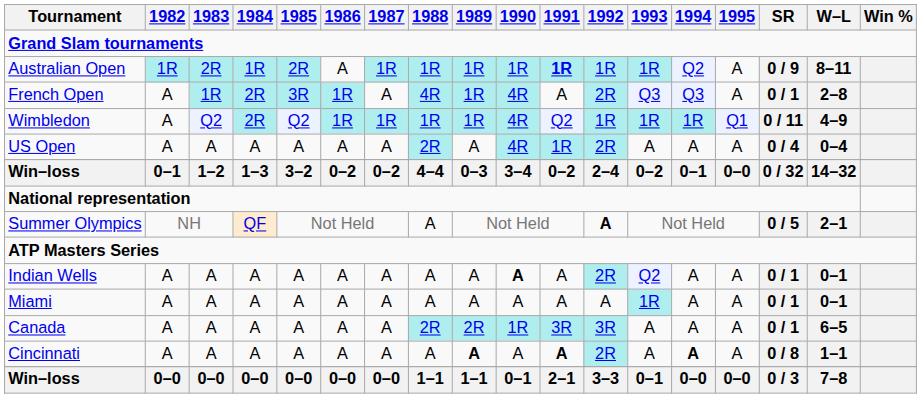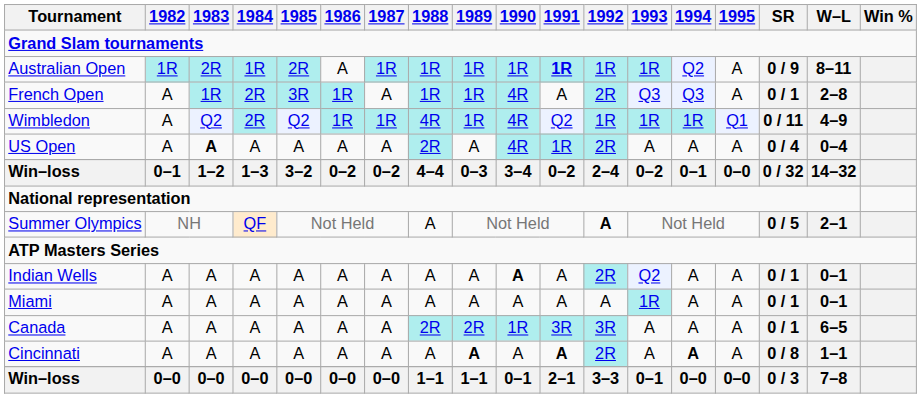(430, 95) 4R -> (430, 95) 1R
(430, 120) 1R -> (430, 120) 4R
(211, 146) normal -> (211, 146) bold
